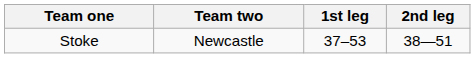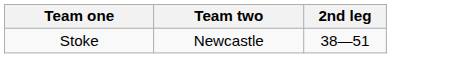- column: (345, 16)
